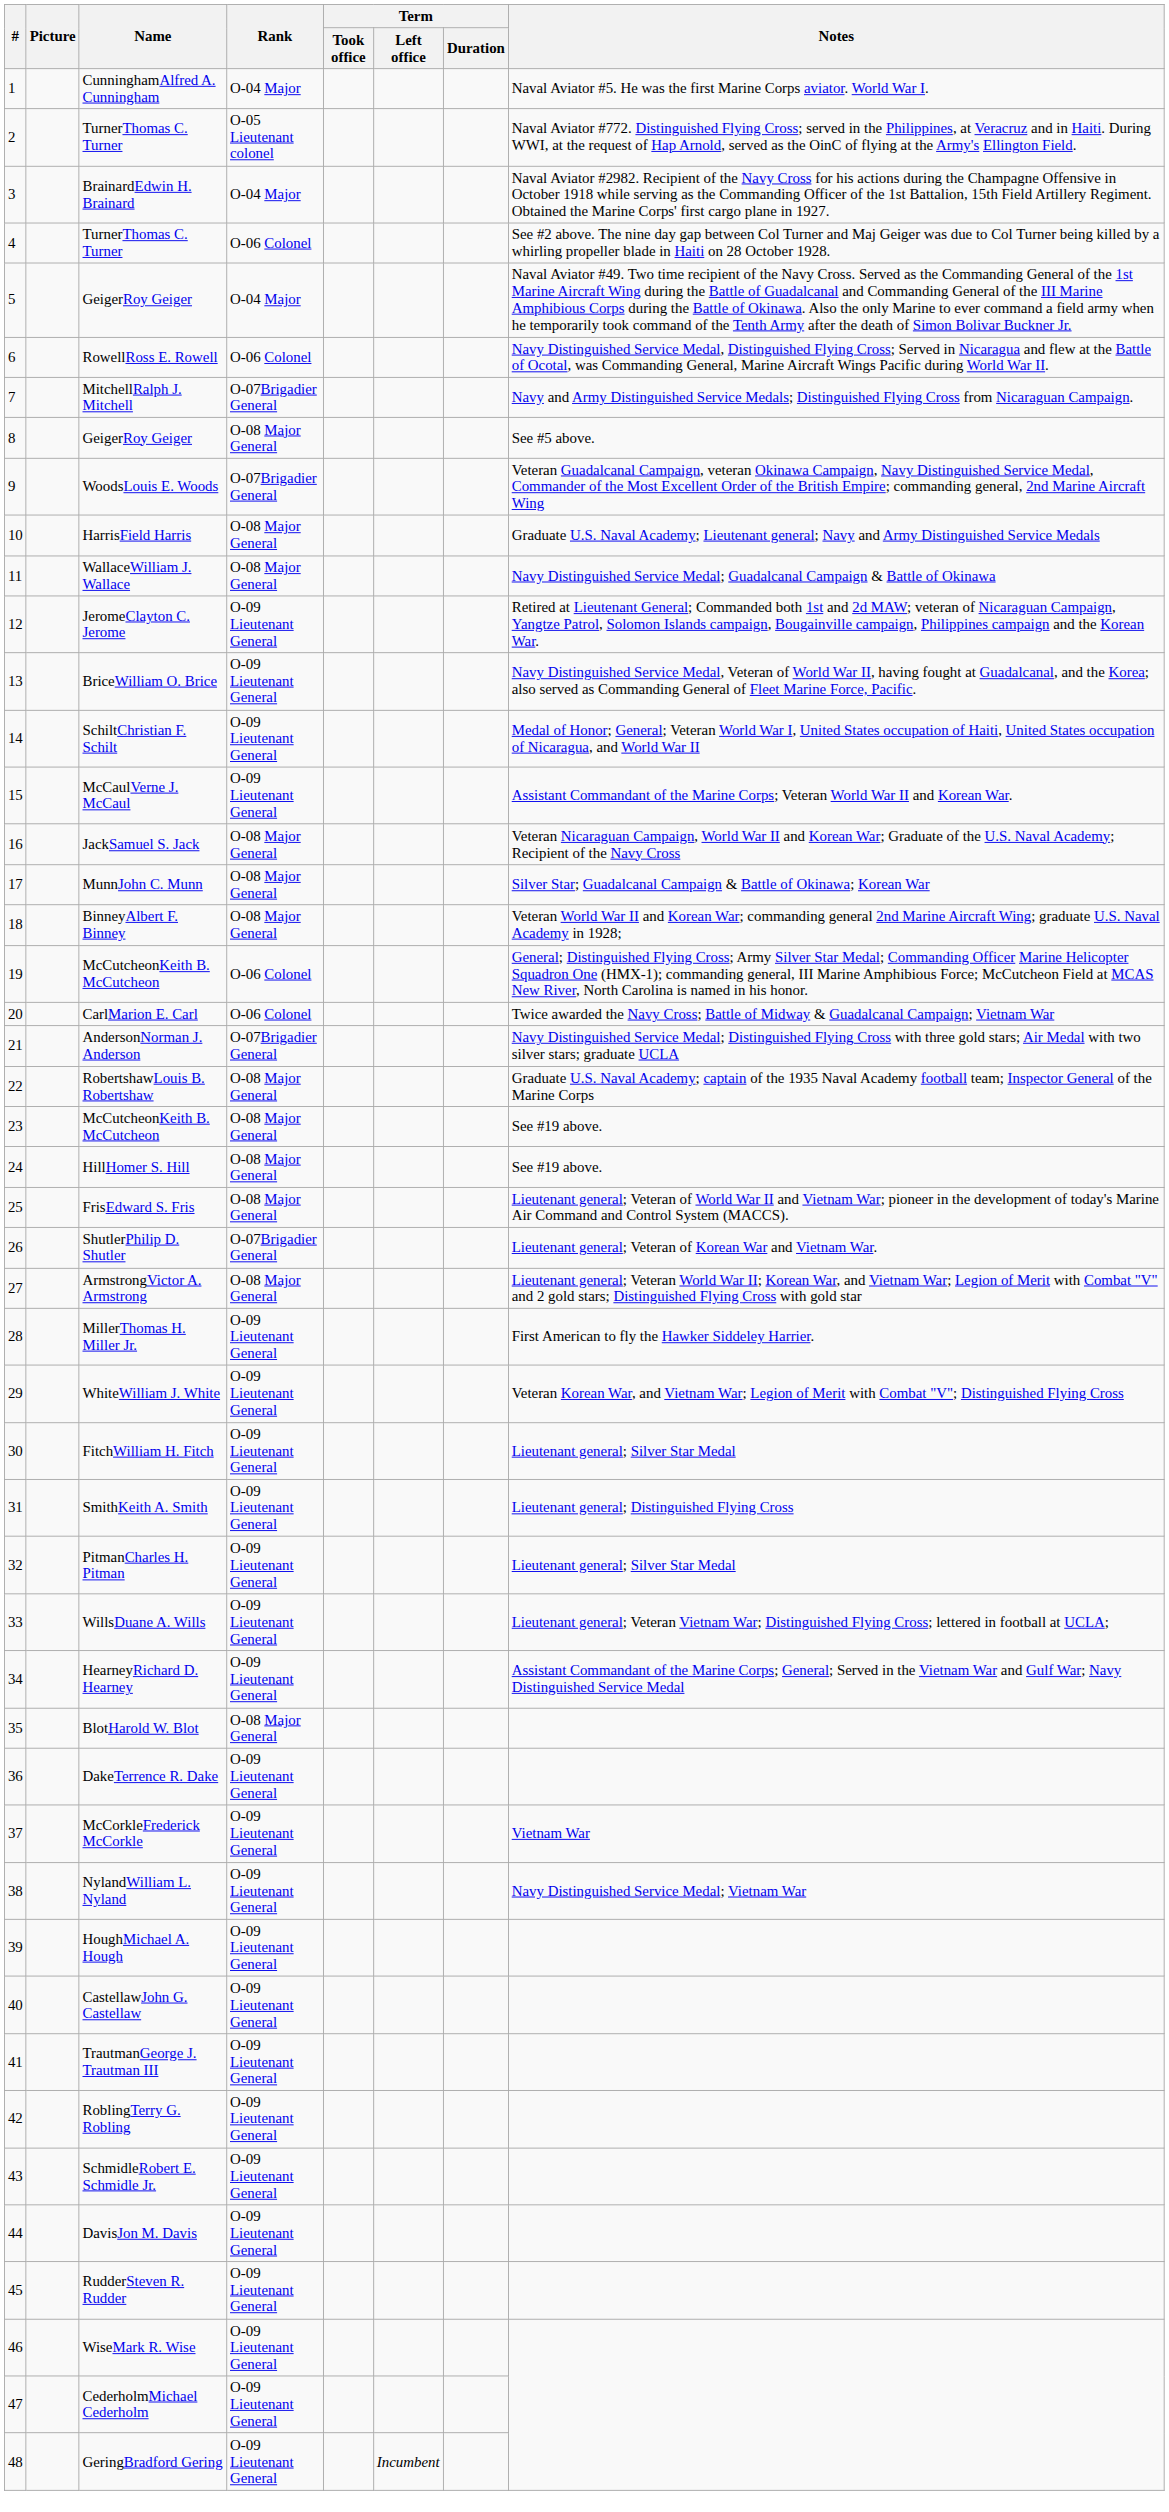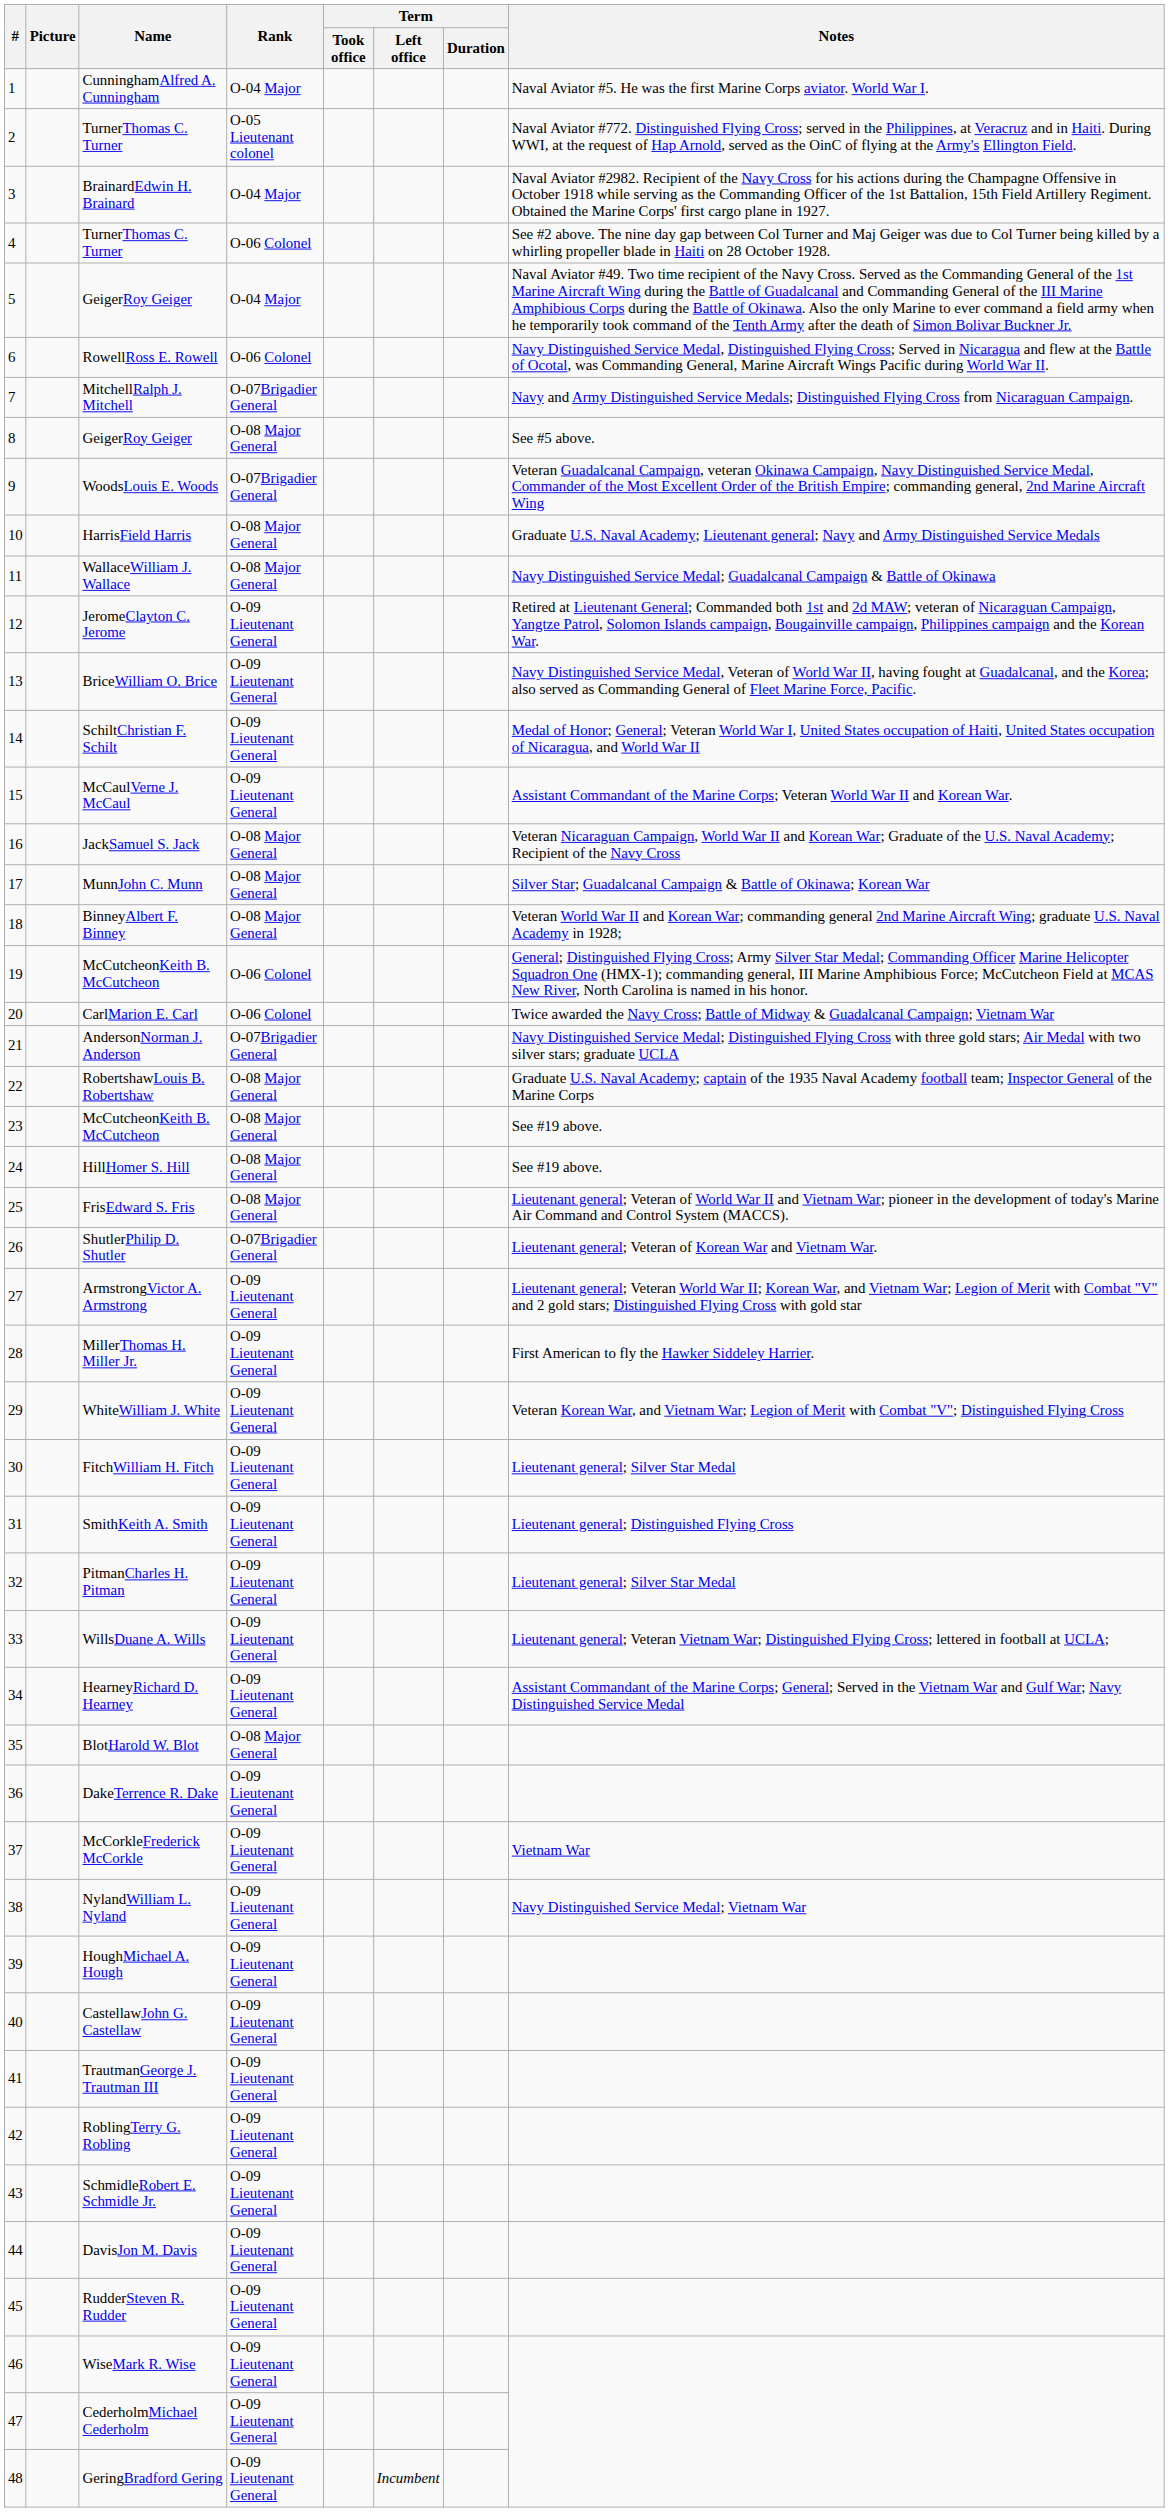(265, 1288) O-08 Major General -> (262, 1296) O-09 Lieutenant General
